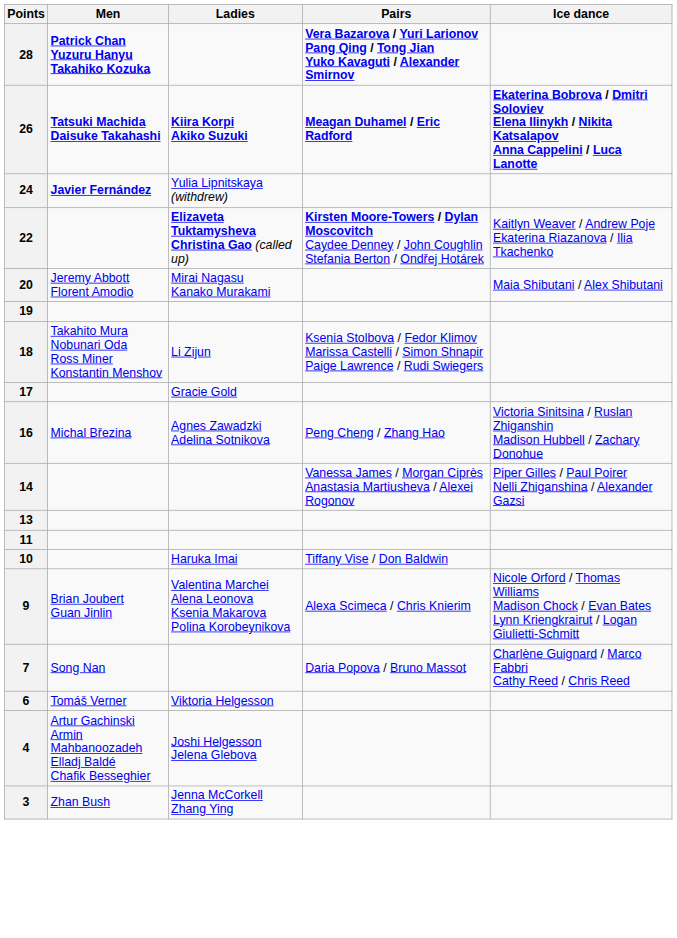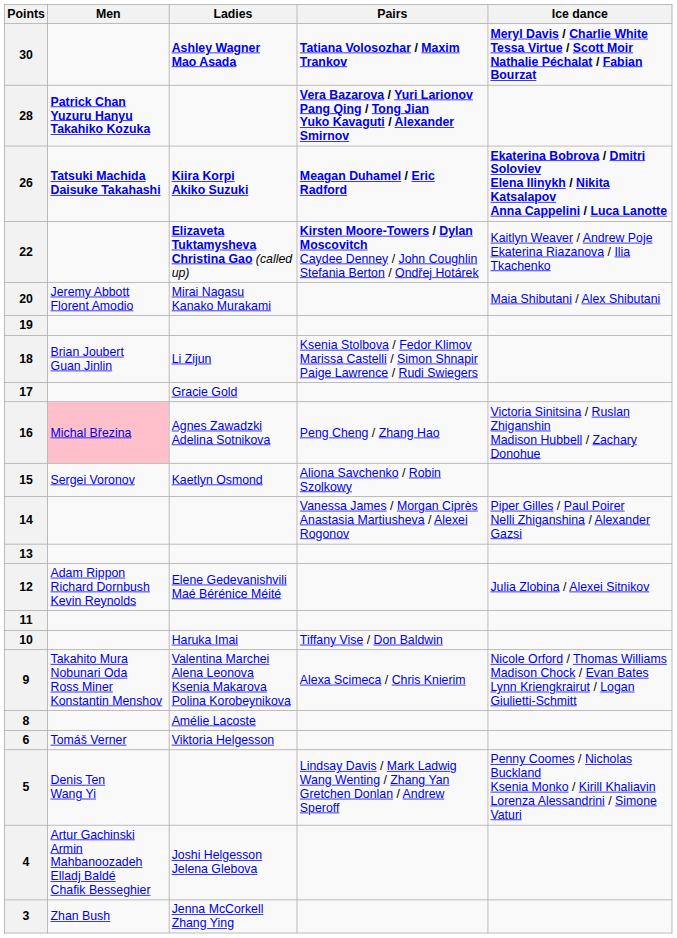+ row: (26, 54)
- row: (26, 190)
(106, 352) Takahito Mura Nobunari Oda Ross Miner Konstantin Menshov -> (87, 358) Brian Joubert Guan Jinlin
(91, 432) no background -> (91, 432) pink background
+ row: (26, 479)
+ row: (26, 587)
(87, 606) Brian Joubert Guan Jinlin -> (106, 680) Takahito Mura Nobunari Oda Ross Miner Konstantin Menshov
+ row: (26, 720)
- row: (26, 667)
+ row: (26, 787)
